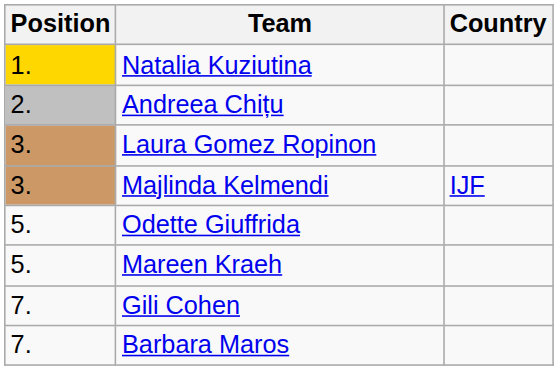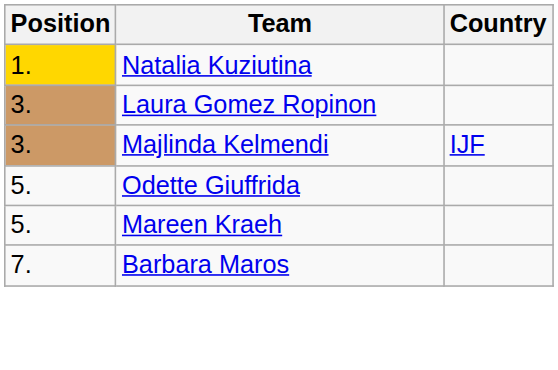- row: (203, 104)
- row: (181, 305)
